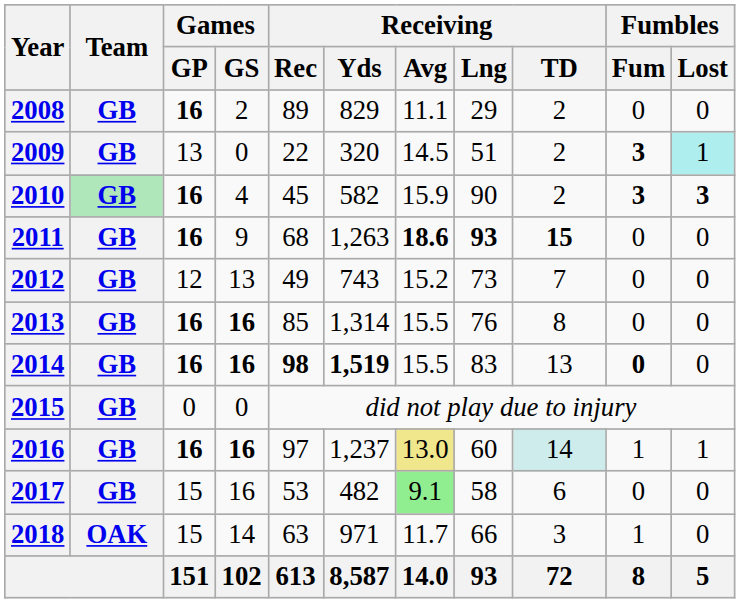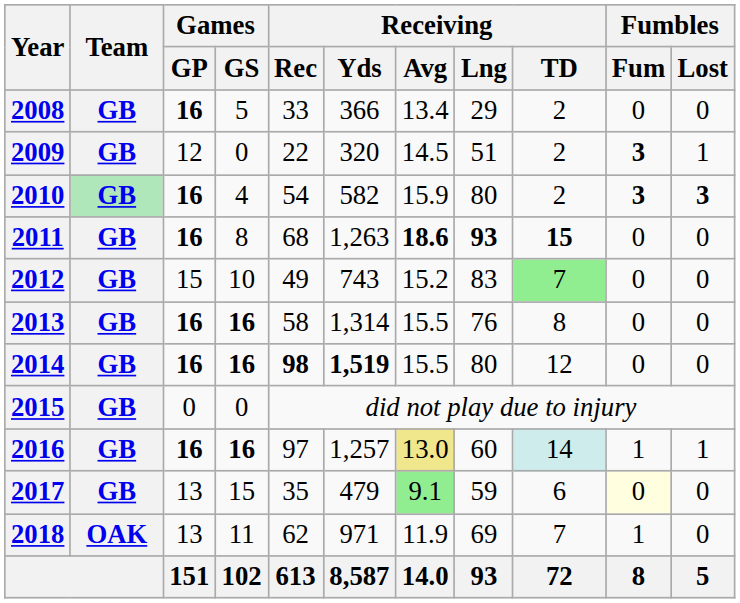(242, 110) 2 -> (242, 110) 5
(296, 110) 89 -> (296, 110) 33
(359, 110) 829 -> (359, 110) 366
(425, 110) 11.1 -> (425, 110) 13.4
(189, 152) 13 -> (189, 152) 12
(703, 152) paleturquoise background -> (703, 152) no background
(296, 195) 45 -> (296, 195) 54
(484, 195) 90 -> (484, 195) 80
(242, 237) 9 -> (242, 237) 8
(189, 279) 12 -> (189, 279) 15
(242, 279) 13 -> (242, 279) 10
(484, 279) 73 -> (484, 279) 83
(559, 279) no background -> (559, 279) lightgreen background
(296, 322) 85 -> (296, 322) 58
(484, 364) 83 -> (484, 364) 80
(559, 364) 13 -> (559, 364) 12
(638, 364) bold -> (638, 364) normal
(359, 449) 1,237 -> (359, 449) 1,257
(189, 491) 15 -> (189, 491) 13
(242, 491) 16 -> (242, 491) 15
(296, 491) 53 -> (296, 491) 35
(359, 491) 482 -> (359, 491) 479
(484, 491) 58 -> (484, 491) 59
(638, 491) no background -> (638, 491) lightyellow background
(189, 534) 15 -> (189, 534) 13
(242, 534) 14 -> (242, 534) 11
(296, 534) 63 -> (296, 534) 62
(425, 534) 11.7 -> (425, 534) 11.9
(484, 534) 66 -> (484, 534) 69
(559, 534) 3 -> (559, 534) 7
